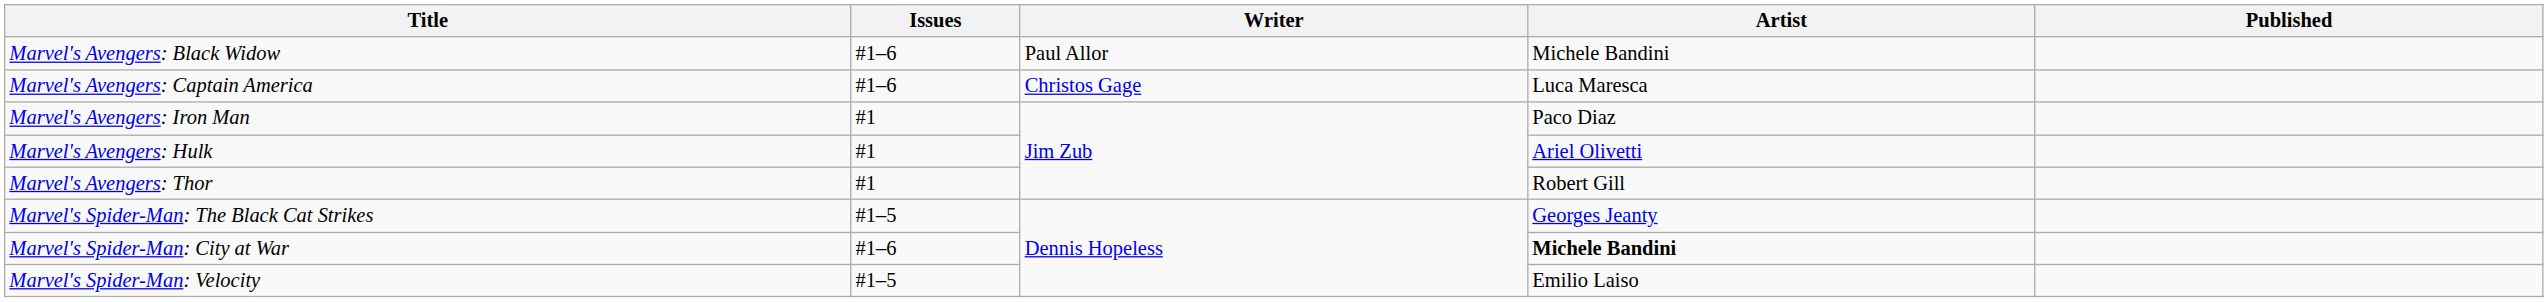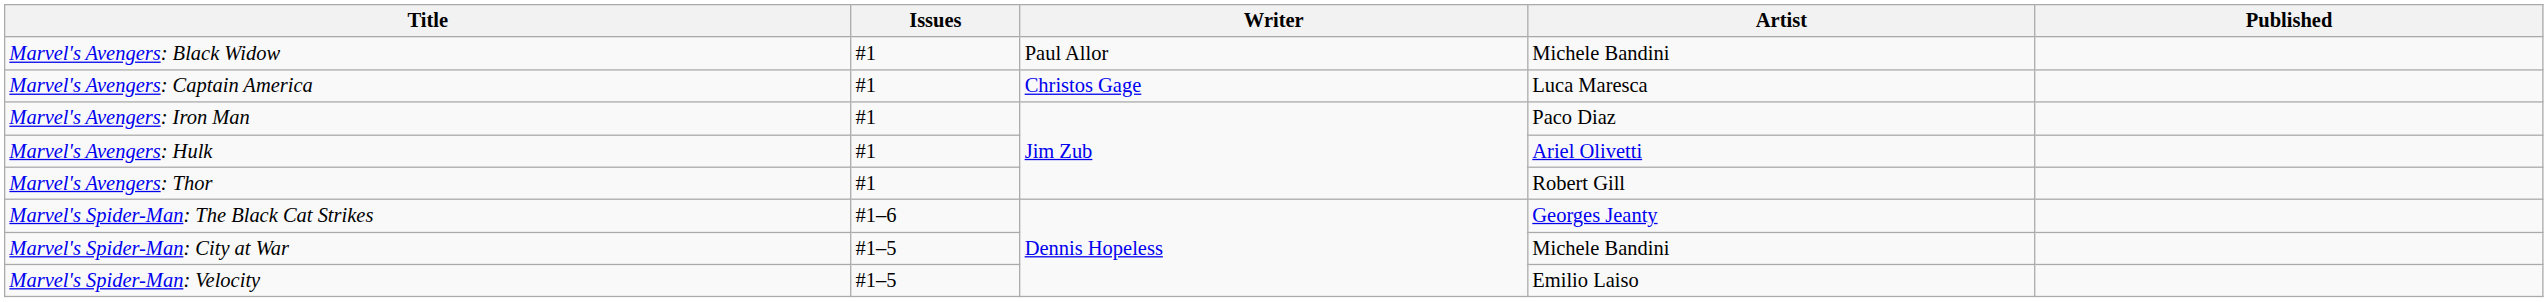(876, 53) #1–6 -> (866, 53) #1
(876, 85) #1–6 -> (866, 85) #1
(876, 215) #1–5 -> (876, 215) #1–6
(876, 248) #1–6 -> (876, 248) #1–5
(1604, 248) bold -> (1601, 248) normal
